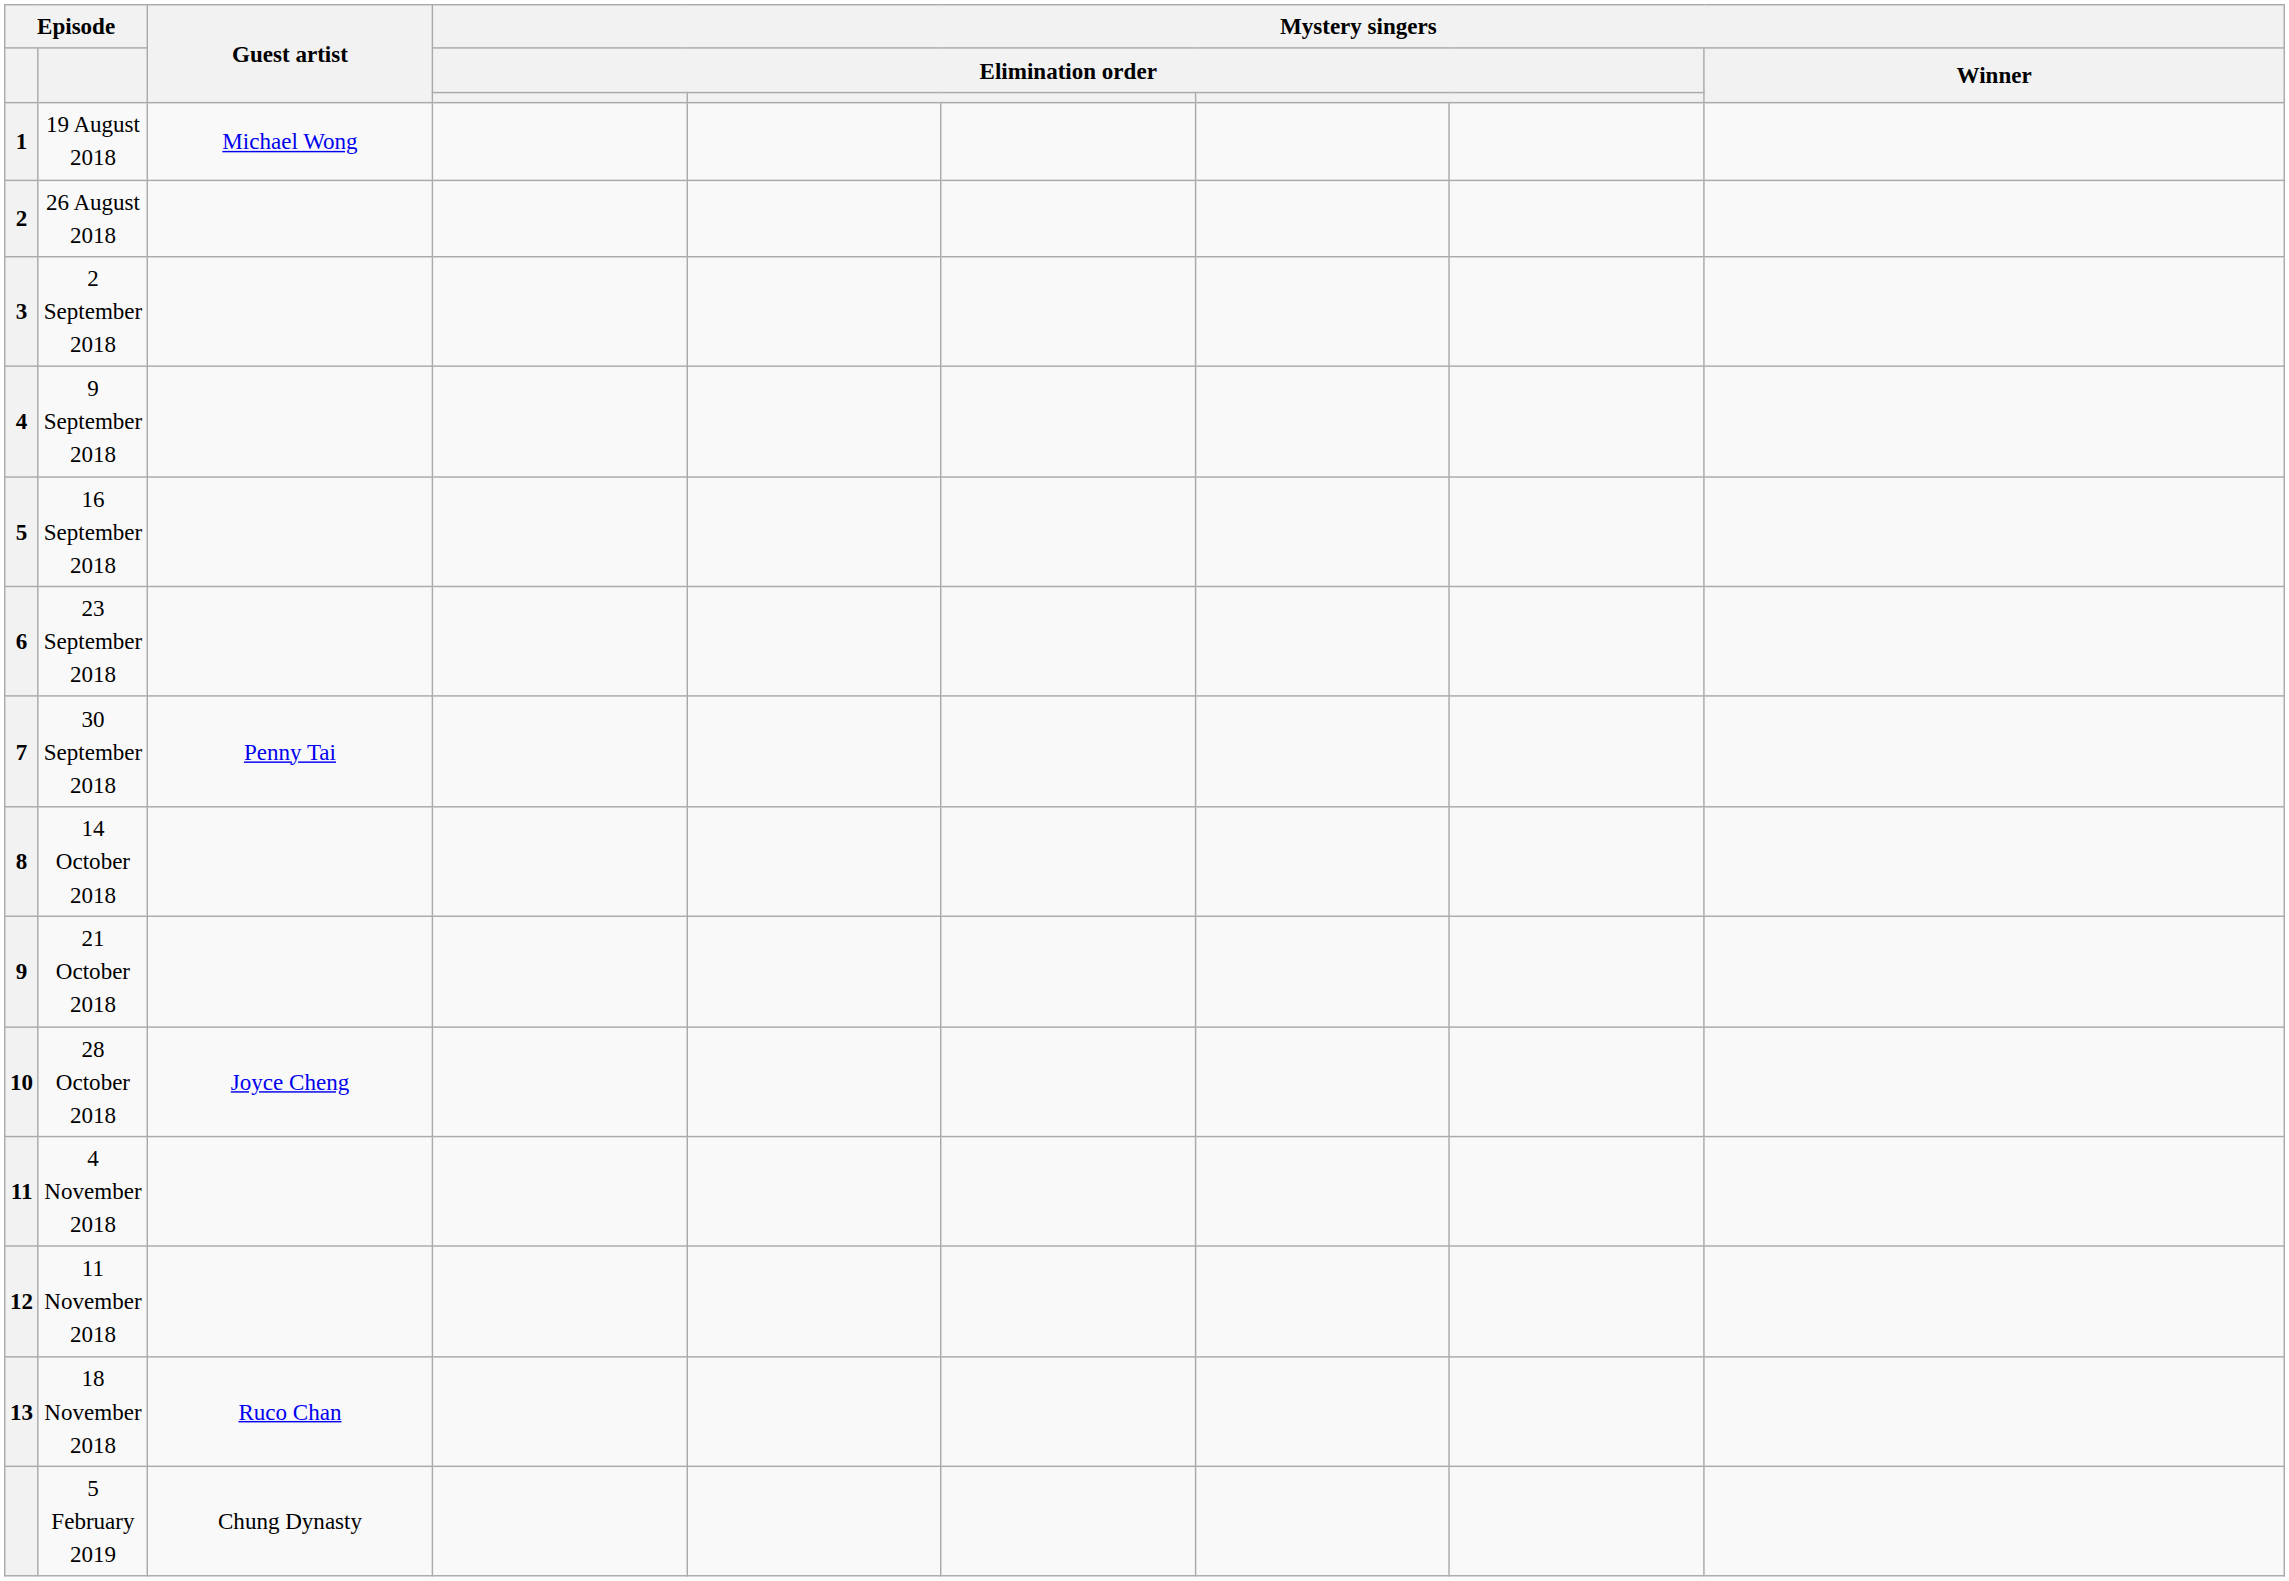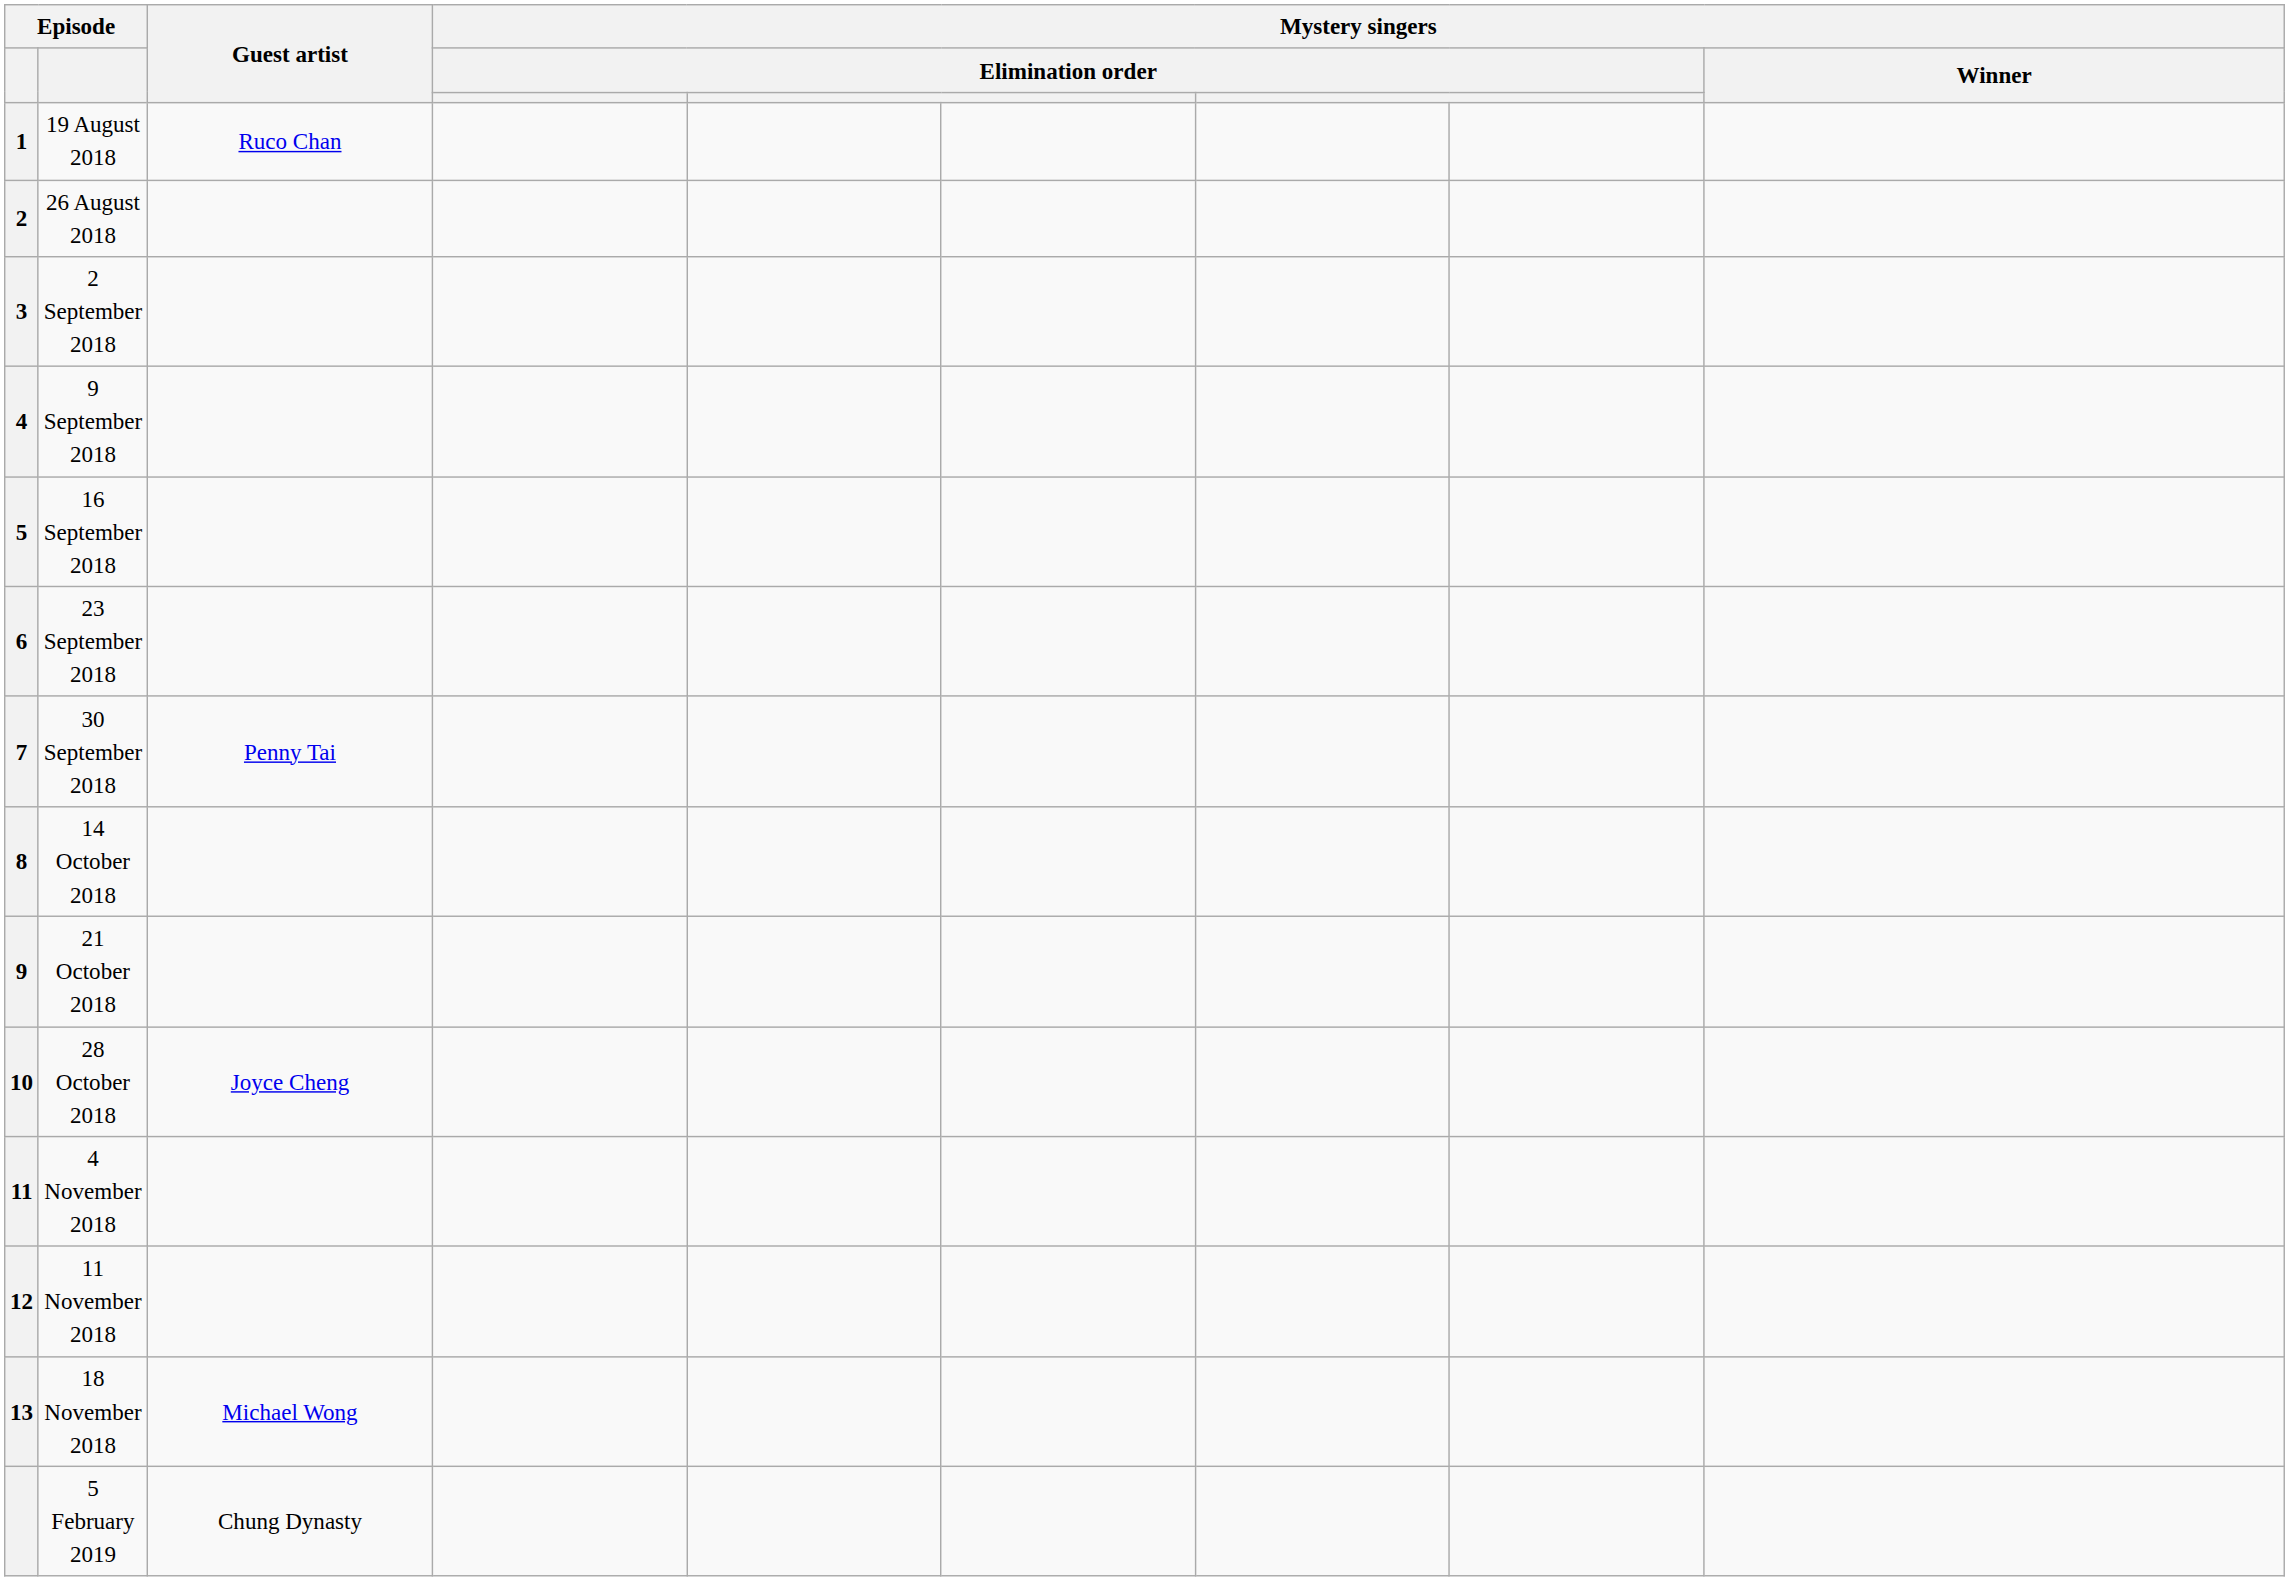(290, 141) Michael Wong -> (290, 141) Ruco Chan
(290, 1411) Ruco Chan -> (290, 1411) Michael Wong
